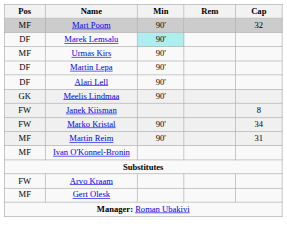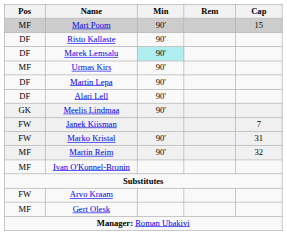(259, 25) 32 -> (259, 25) 15
+ row: (91, 39)
(259, 110) 8 -> (259, 124) 7
(259, 124) 34 -> (259, 138) 31
(259, 138) 31 -> (259, 152) 32
